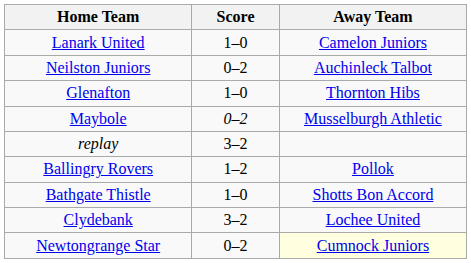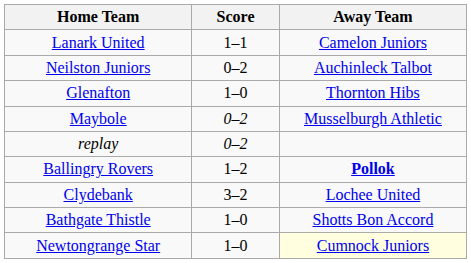(236, 42) 1–0 -> (236, 42) 1–1
(236, 144) 3–2 -> (236, 144) 0–2
(373, 169) normal -> (373, 169) bold
rows swapped: (98, 194) <-> (98, 220)
(236, 245) 0–2 -> (236, 245) 1–0
